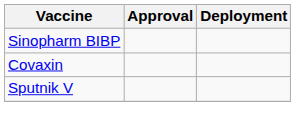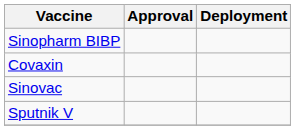+ row: (35, 88)
